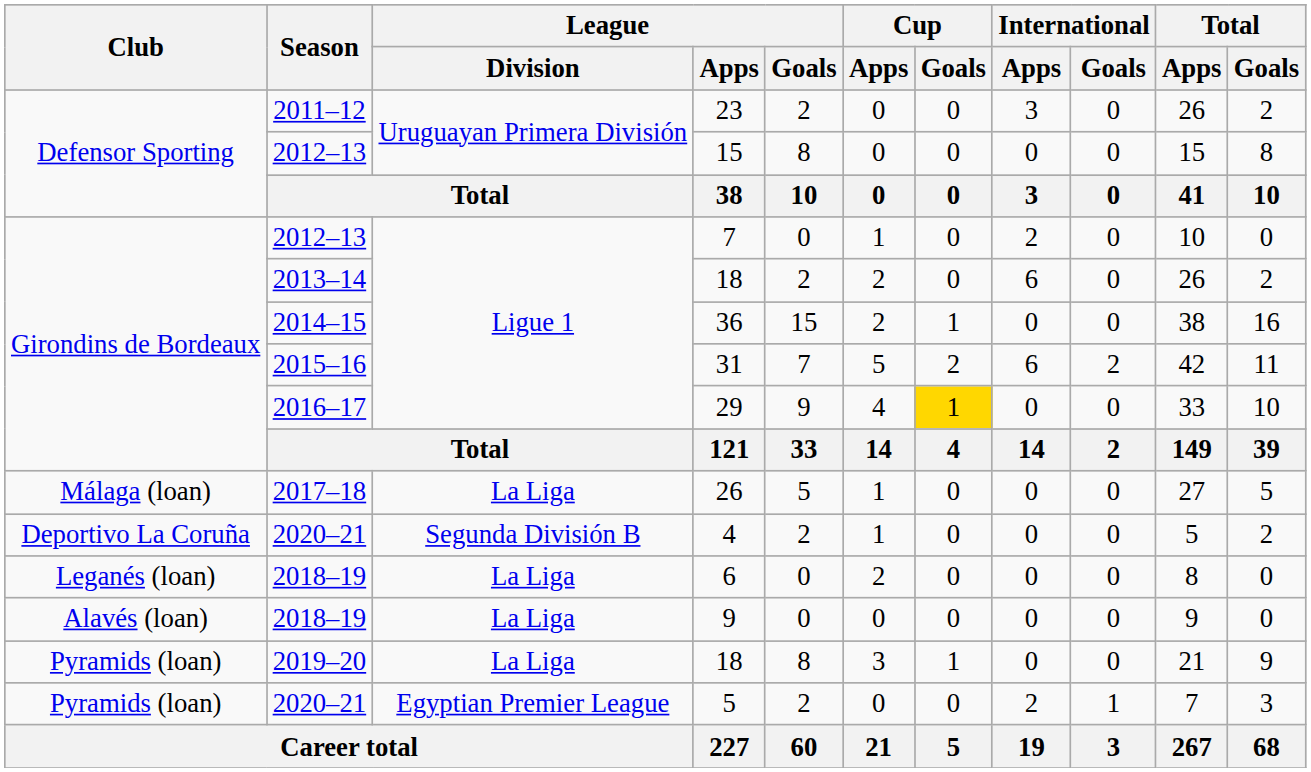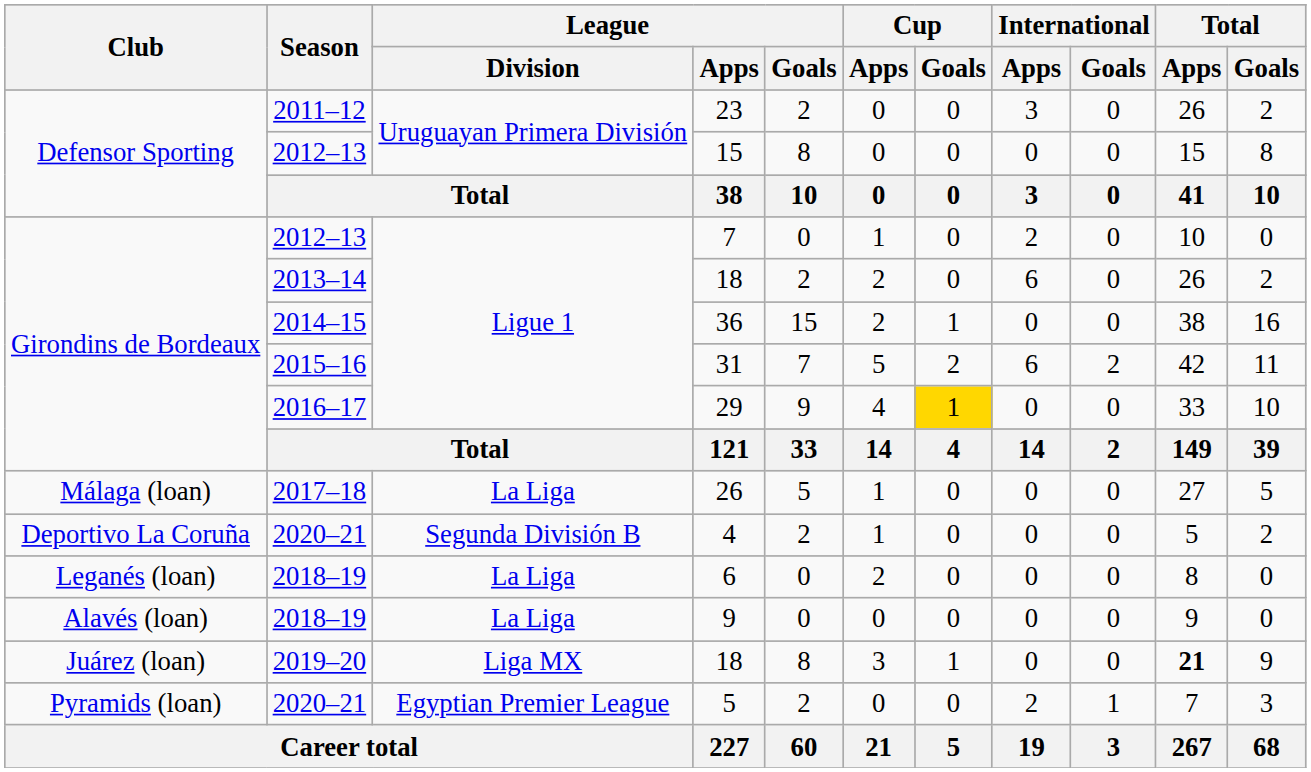(136, 661) Pyramids (loan) -> (136, 661) Juárez (loan)
(533, 661) La Liga -> (533, 661) Liga MX
(1192, 661) normal -> (1192, 661) bold
